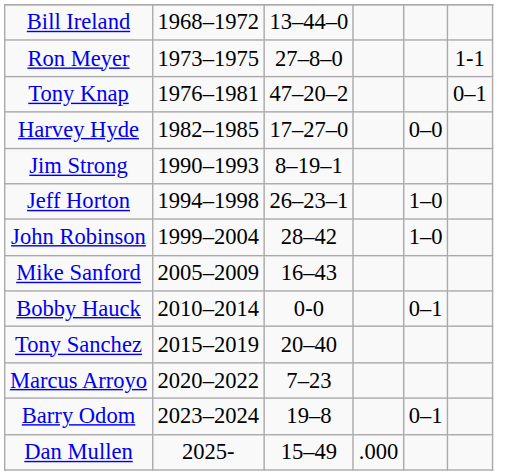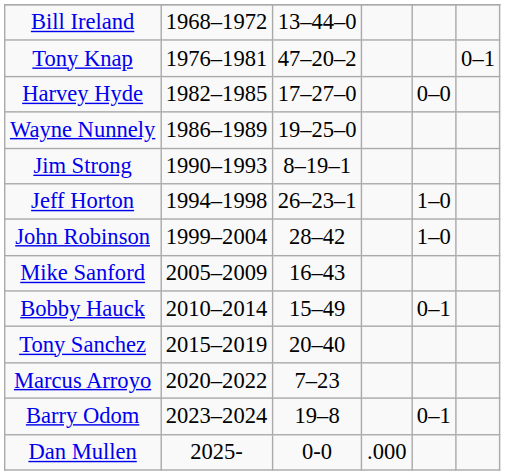- row: (79, 58)
+ row: (83, 129)
(309, 308) 0-0 -> (317, 308) 15–49
(309, 451) 15–49 -> (317, 451) 0-0
